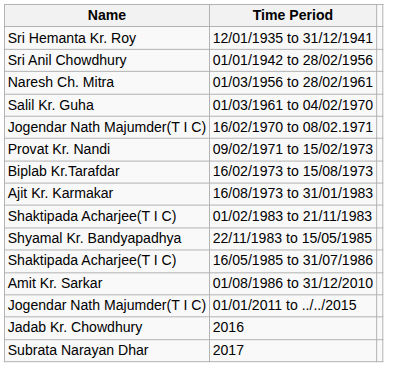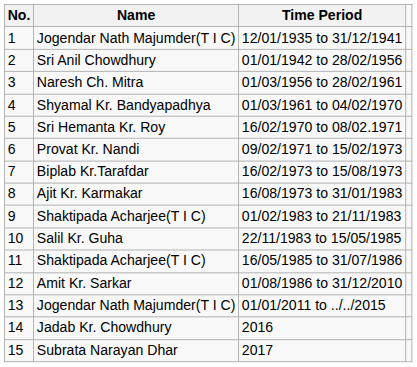+ column: (19, 15)
(72, 37) Sri Hemanta Kr. Roy -> (136, 37) Jogendar Nath Majumder(T I C)
(51, 104) Salil Kr. Guha -> (124, 104) Shyamal Kr. Bandyapadhya
(107, 127) Jogendar Nath Majumder(T I C) -> (101, 127) Sri Hemanta Kr. Roy
(95, 238) Shyamal Kr. Bandyapadhya -> (80, 238) Salil Kr. Guha
